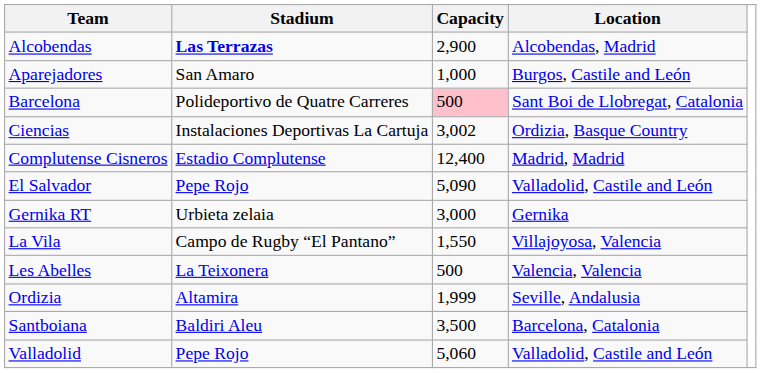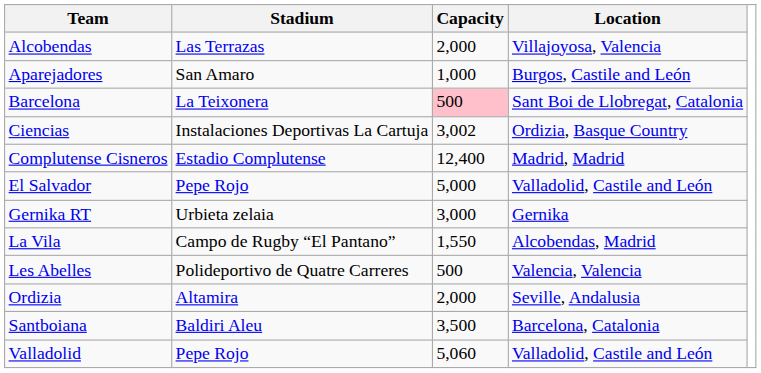(224, 46) bold -> (220, 46) normal
(456, 46) 2,900 -> (456, 46) 2,000
(584, 46) Alcobendas, Madrid -> (587, 46) Villajoyosa, Valencia
(292, 102) Polideportivo de Quatre Carreres -> (222, 102) La Teixonera
(456, 185) 5,090 -> (456, 185) 5,000
(587, 241) Villajoyosa, Valencia -> (584, 241) Alcobendas, Madrid
(222, 269) La Teixonera -> (292, 269) Polideportivo de Quatre Carreres
(456, 297) 1,999 -> (456, 297) 2,000
